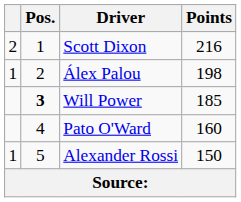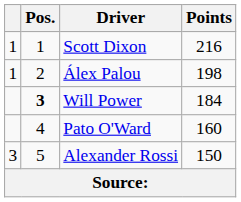(13, 45) 2 -> (13, 45) 1
(209, 100) 185 -> (209, 100) 184
(13, 155) 1 -> (13, 155) 3
